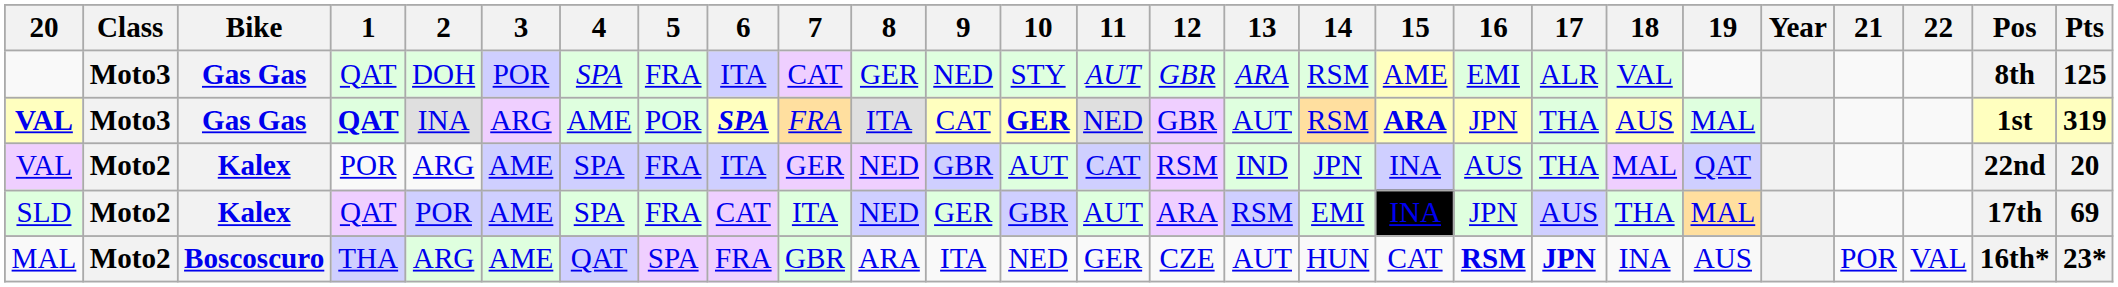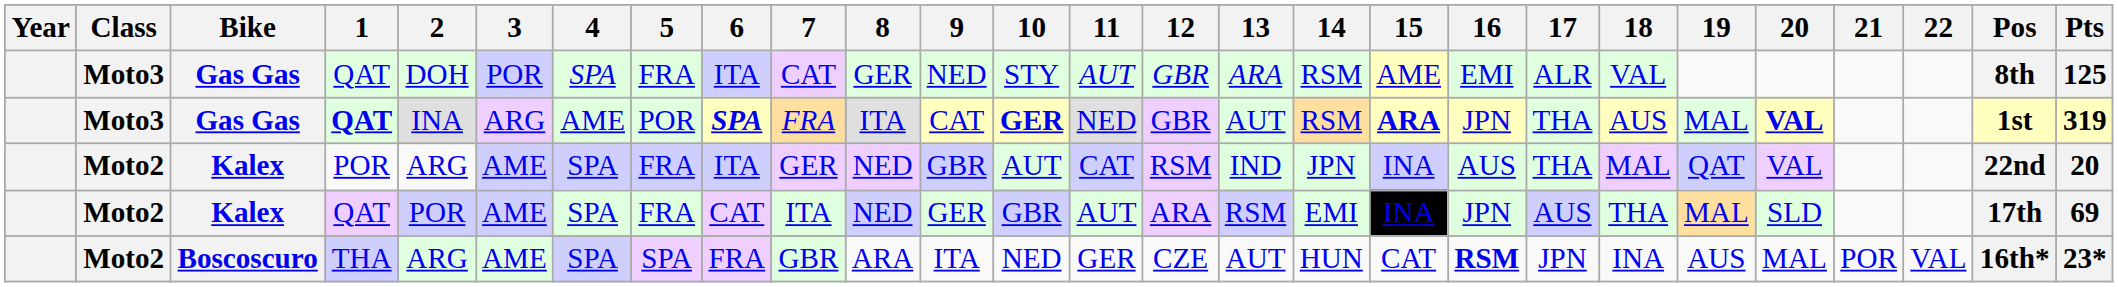columns swapped: (1798, 27) <-> (44, 27)
(599, 258) QAT -> (593, 258) SPA
(1569, 258) bold -> (1562, 258) normal
